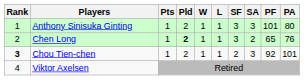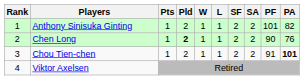(236, 26) 3 -> (236, 26) 2
(253, 26) 3 -> (253, 26) 2
(290, 26) 80 -> (290, 26) 82
(236, 40) 3 -> (236, 40) 2
(271, 40) 65 -> (271, 40) 90
(17, 54) bold -> (17, 54) normal
(253, 54) 3 -> (253, 54) 2
(271, 54) 92 -> (271, 54) 91
(290, 54) normal -> (290, 54) bold
